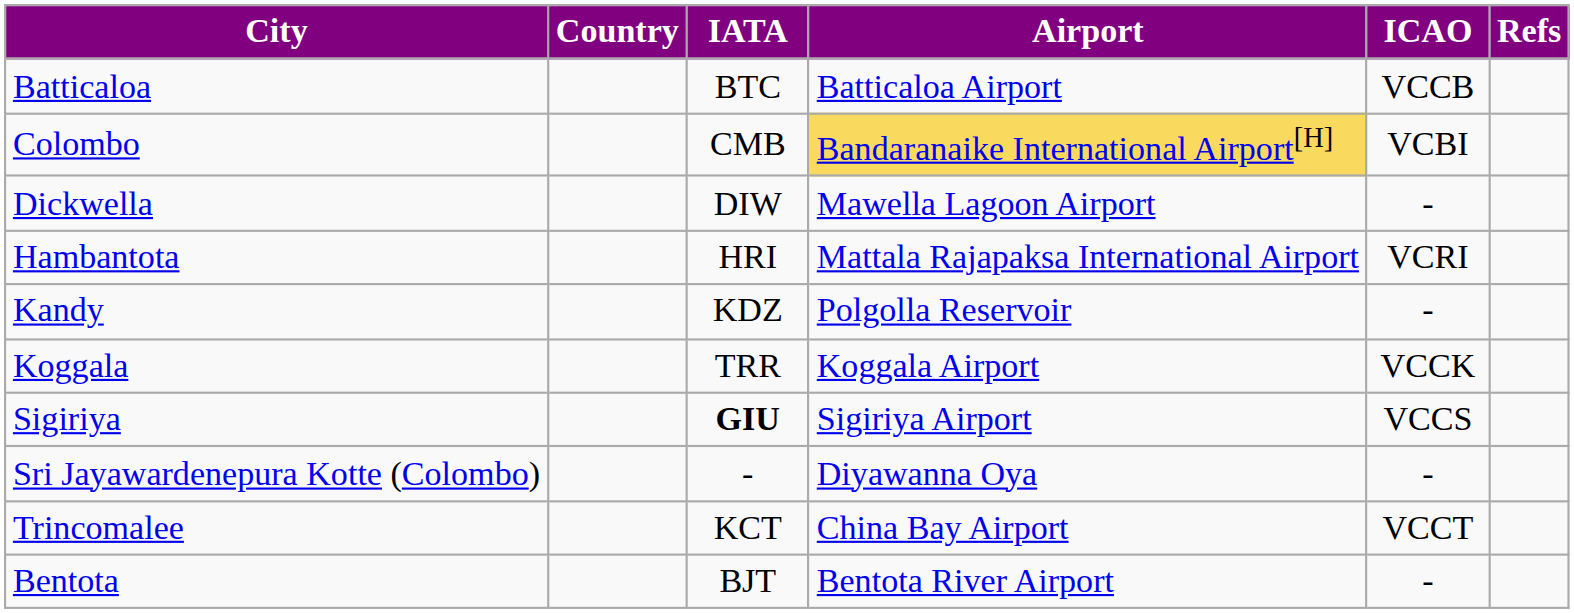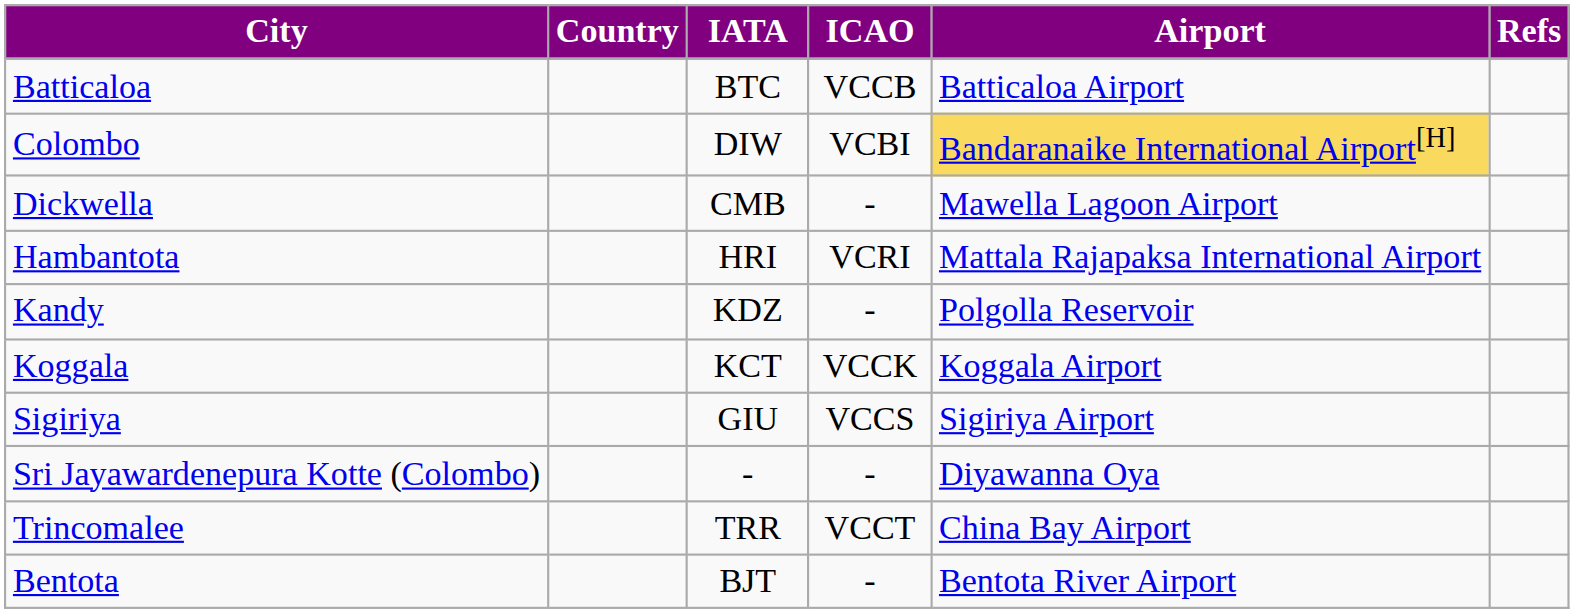columns swapped: (1428, 31) <-> (1088, 31)
(748, 144) CMB -> (748, 144) DIW
(748, 202) DIW -> (748, 202) CMB
(748, 365) TRR -> (748, 365) KCT
(748, 419) bold -> (748, 419) normal
(748, 527) KCT -> (748, 527) TRR
